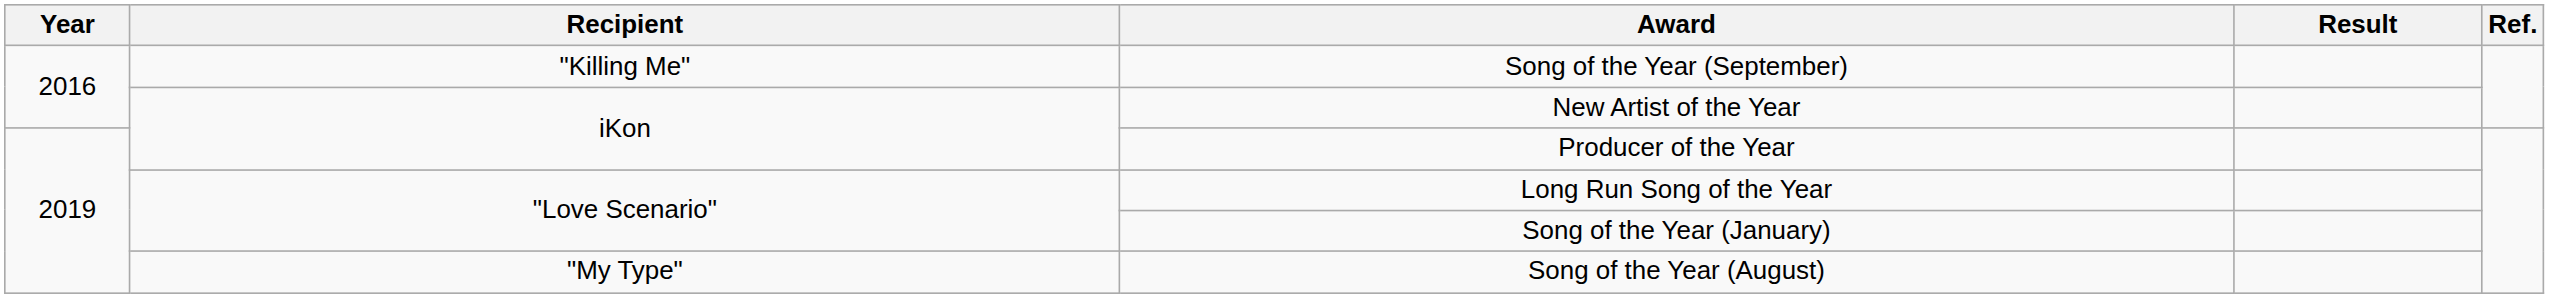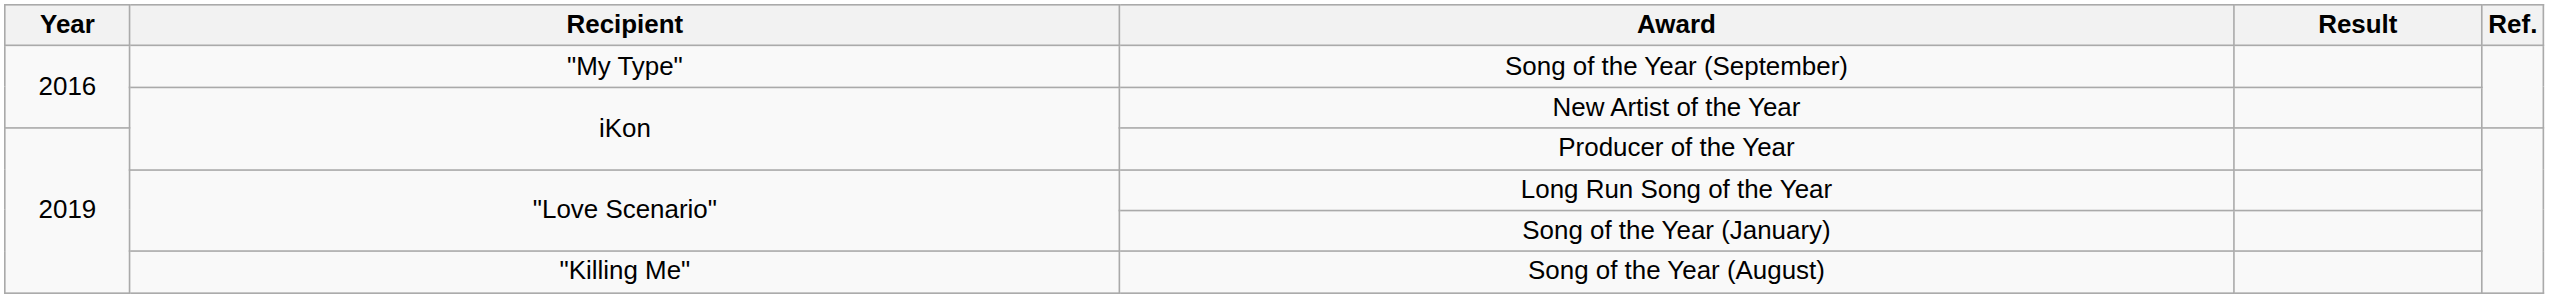(625, 66) "Killing Me" -> (625, 66) "My Type"
(625, 271) "My Type" -> (625, 271) "Killing Me"
